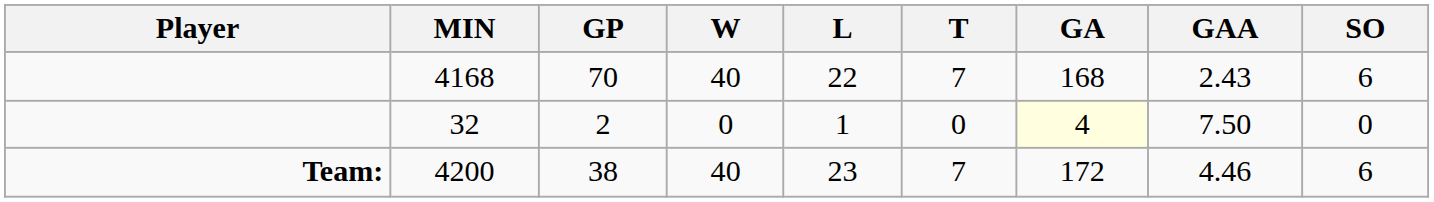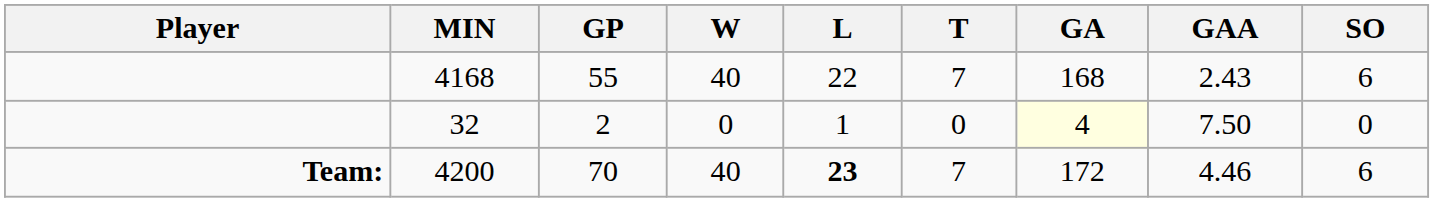(603, 76) 70 -> (603, 76) 55
(603, 171) 38 -> (603, 171) 70
(842, 171) normal -> (842, 171) bold
